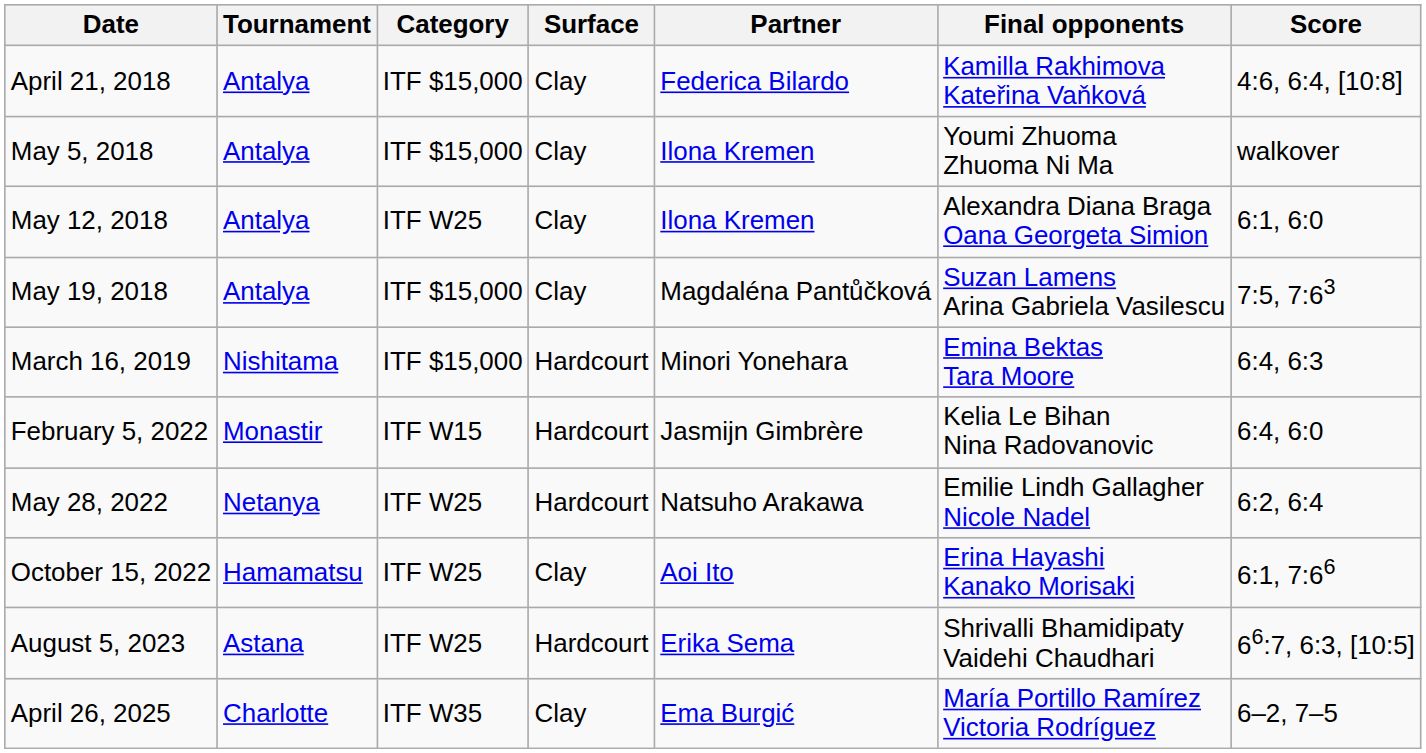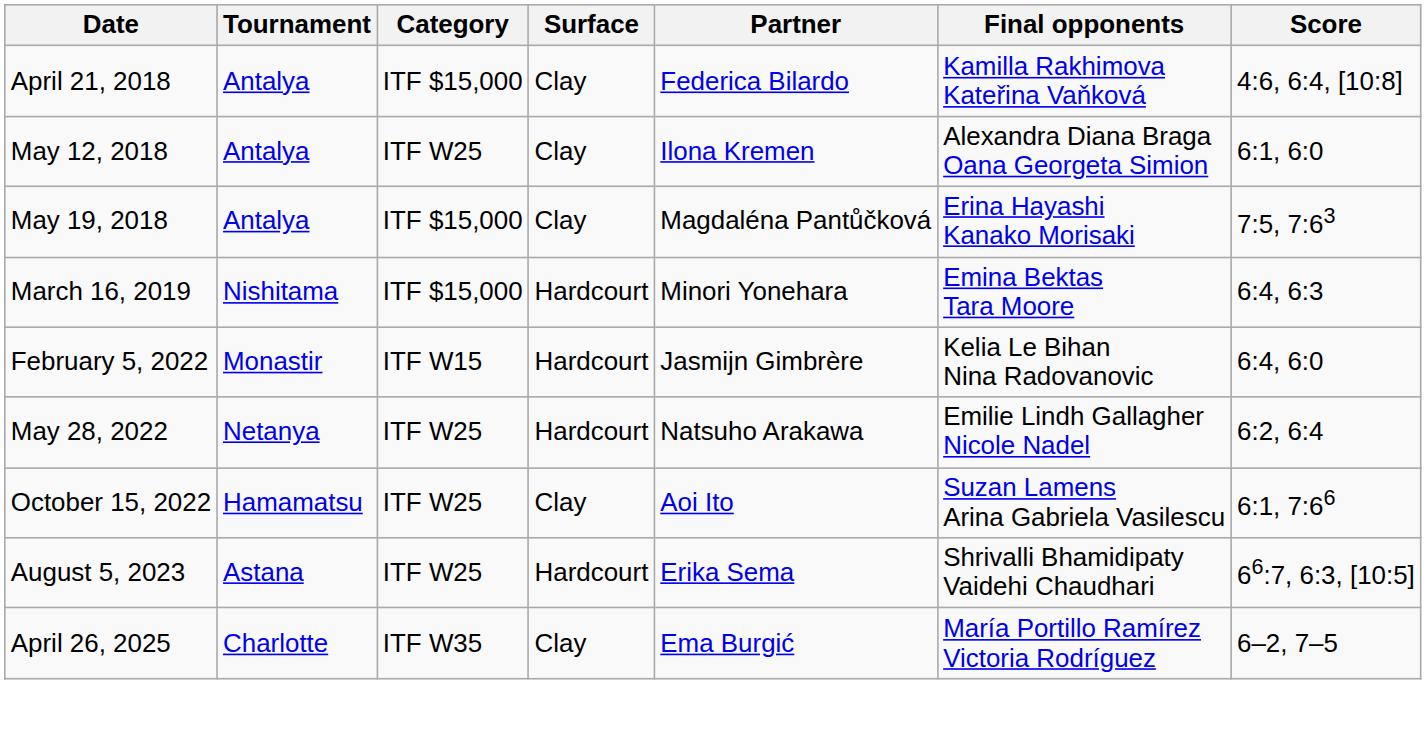- row: (82, 151)
(1084, 291) Suzan Lamens Arina Gabriela Vasilescu -> (1039, 221) Erina Hayashi Kanako Morisaki
(1039, 572) Erina Hayashi Kanako Morisaki -> (1084, 502) Suzan Lamens Arina Gabriela Vasilescu
